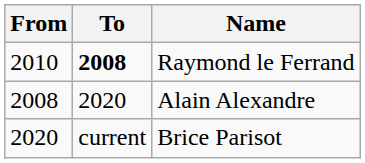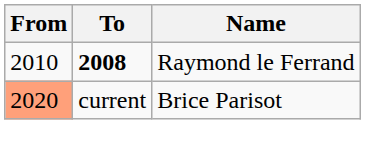- row: (236, 99)
(34, 137) no background -> (34, 99) lightsalmon background
